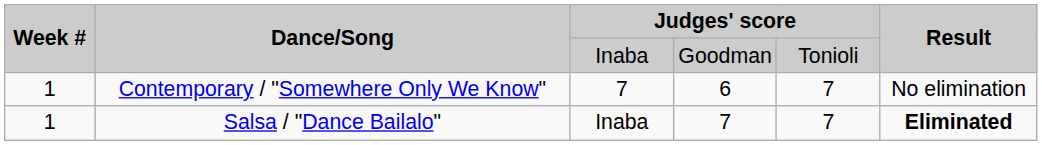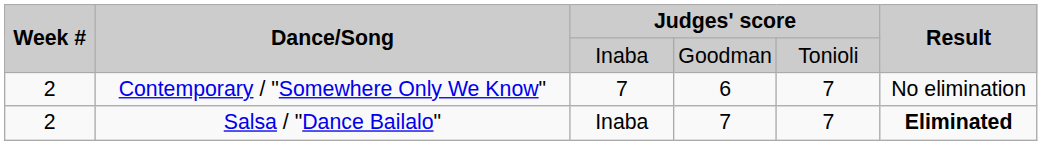(50, 88) 1 -> (50, 88) 2
(50, 122) 1 -> (50, 122) 2
